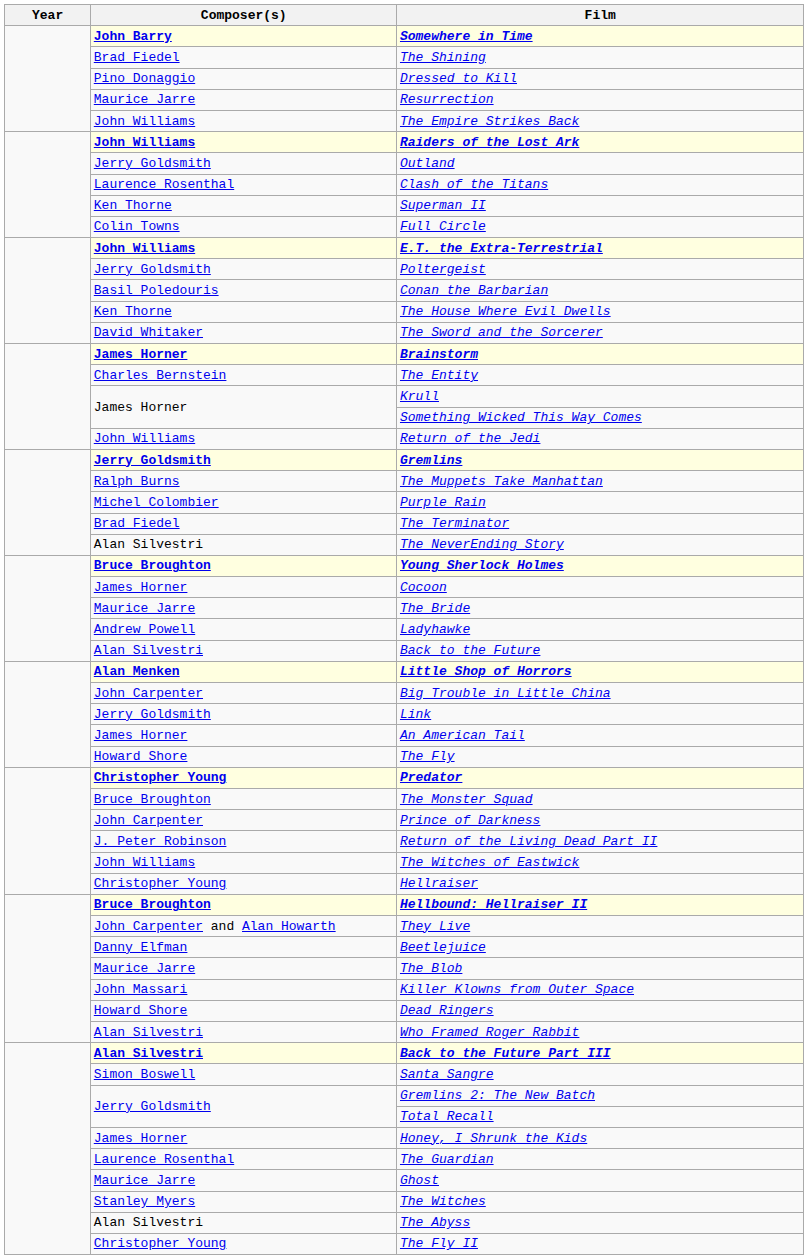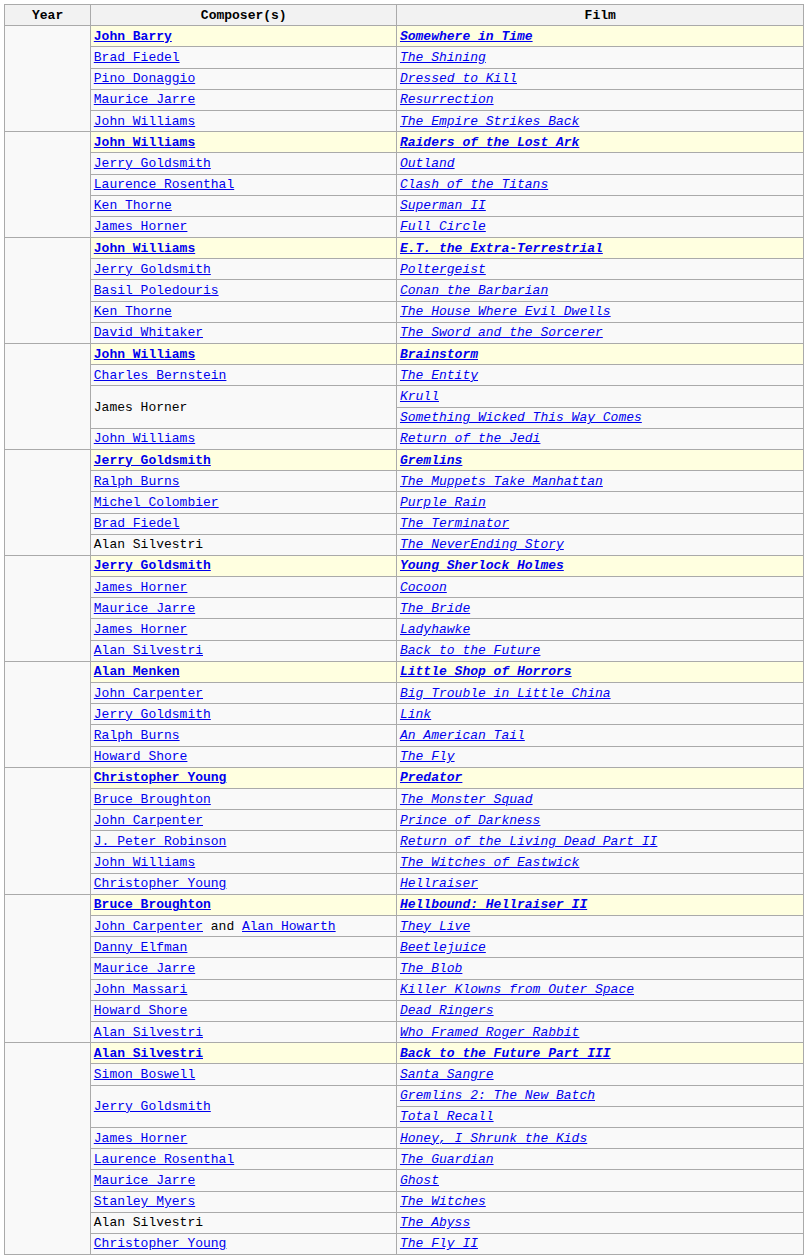(137, 227) Colin Towns -> (141, 227) James Horner
(141, 354) James Horner -> (144, 354) John Williams
(152, 566) Bruce Broughton -> (152, 566) Jerry Goldsmith
(144, 630) Andrew Powell -> (141, 630) James Horner
(141, 735) James Horner -> (137, 735) Ralph Burns
